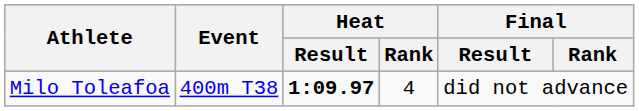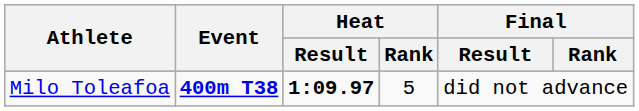(229, 88) normal -> (229, 88) bold
(409, 88) 4 -> (409, 88) 5
